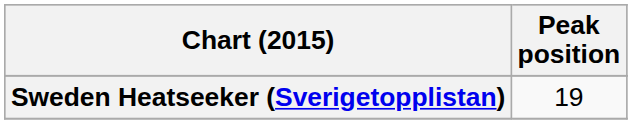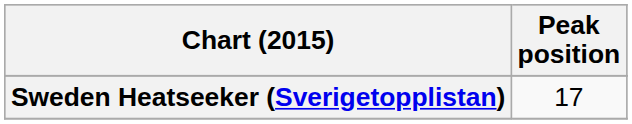(569, 97) 19 -> (569, 97) 17
